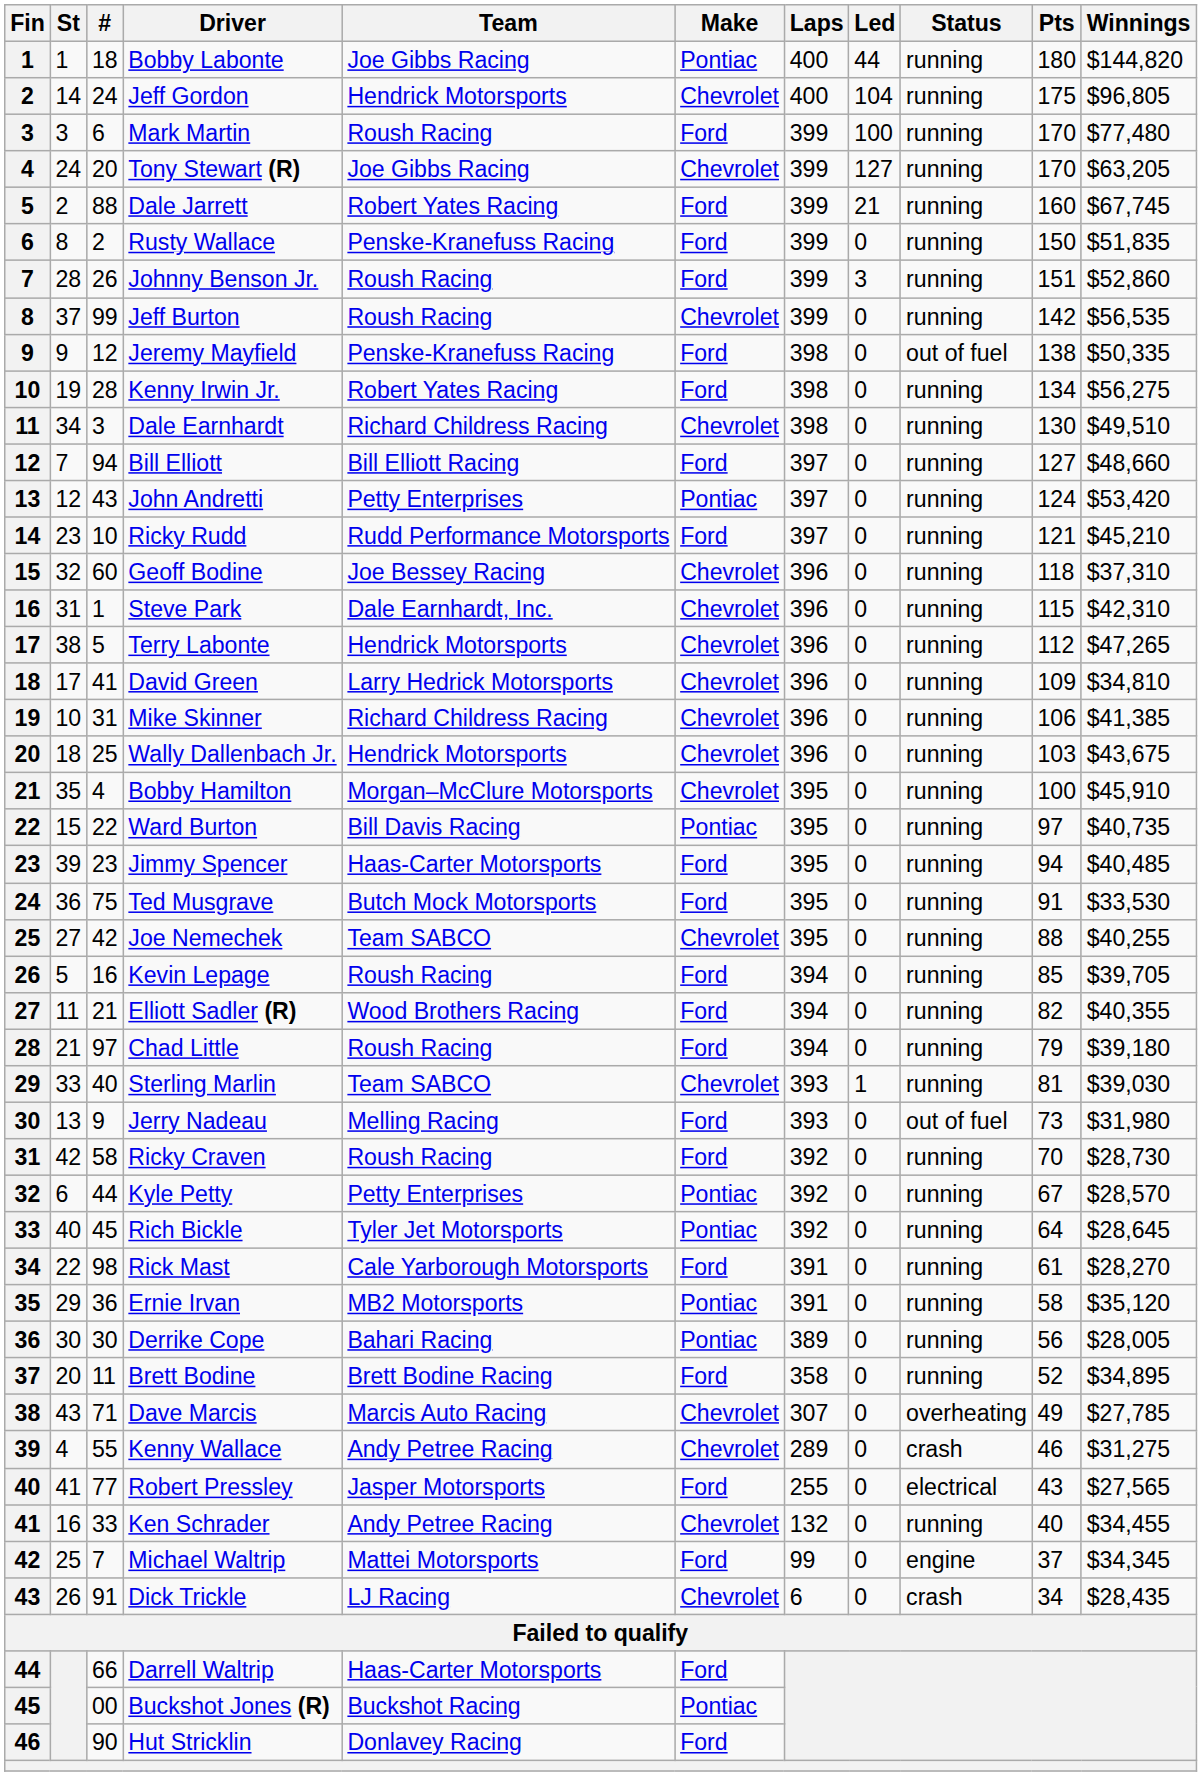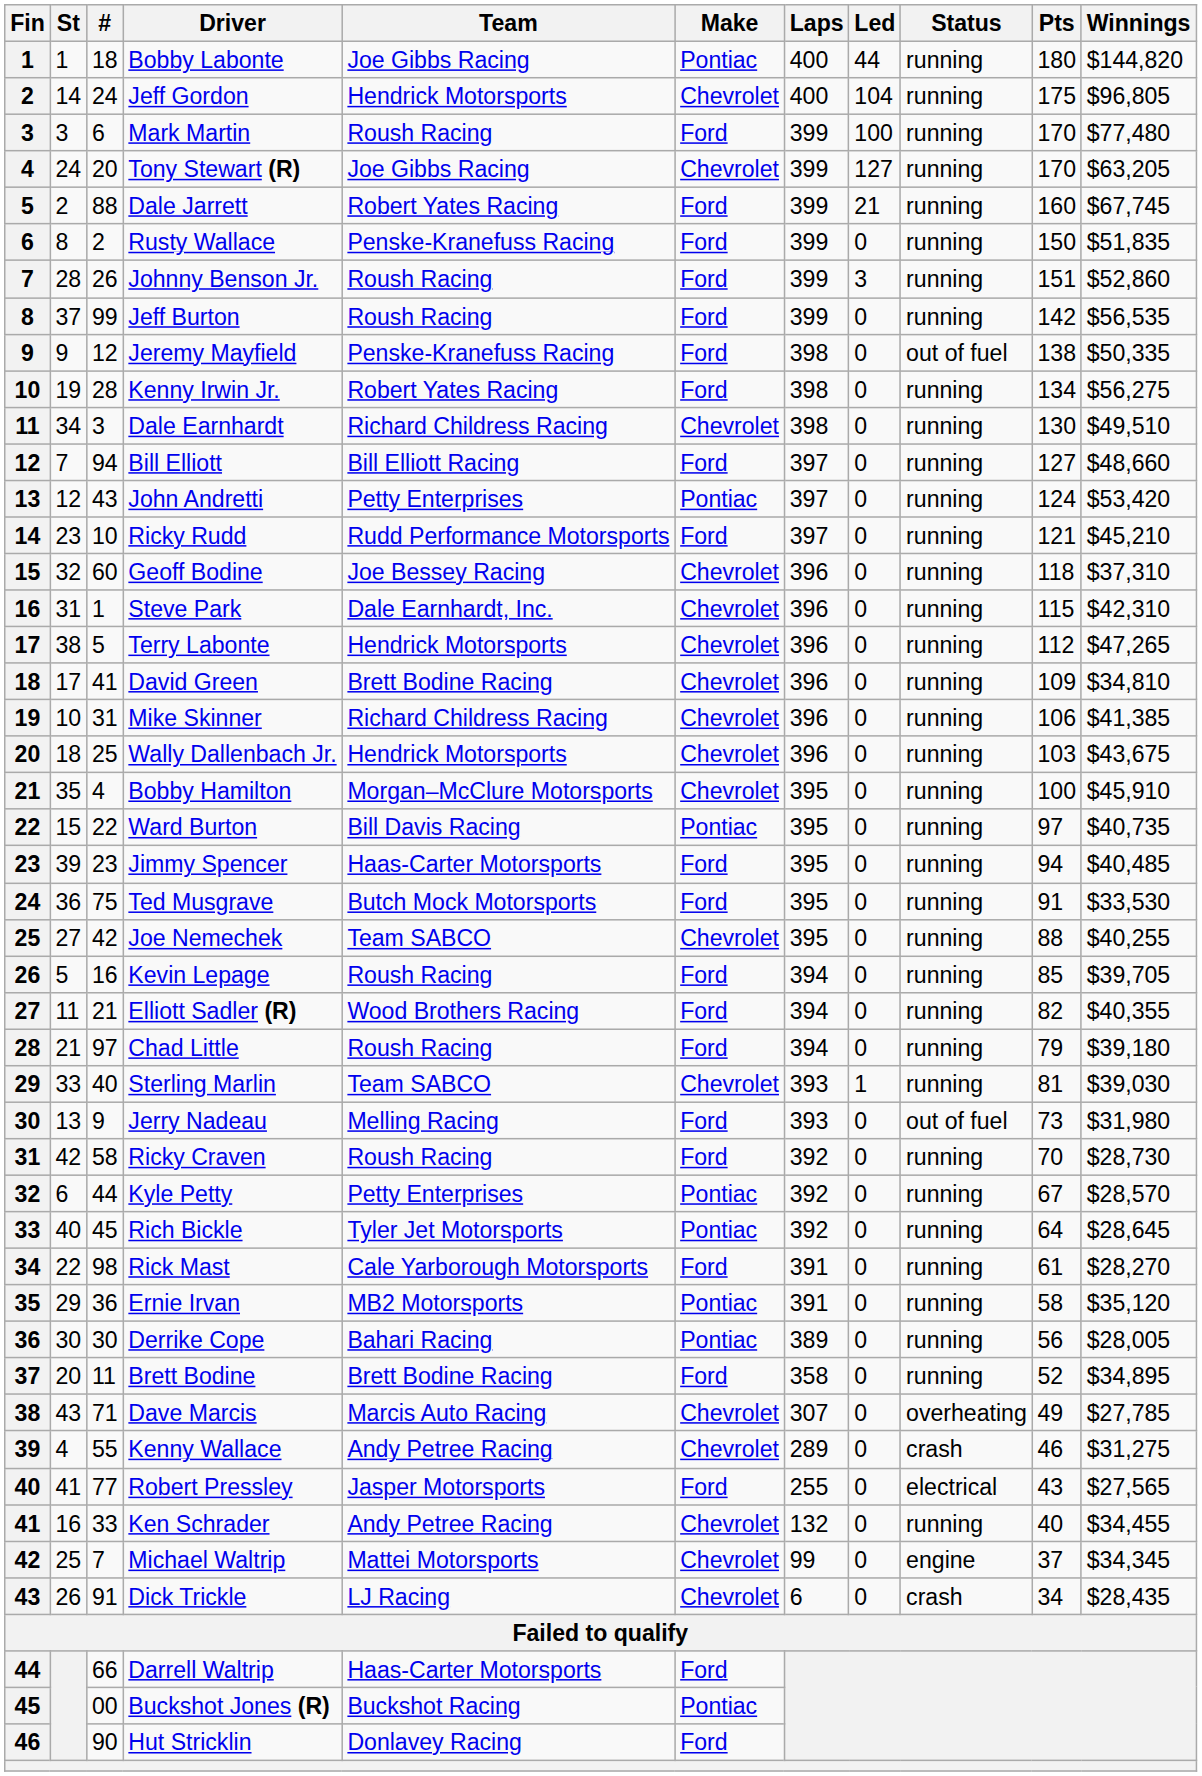(730, 316) Chevrolet -> (704, 316) Ford
(480, 682) Larry Hedrick Motorsports -> (450, 682) Brett Bodine Racing
(704, 1559) Ford -> (730, 1559) Chevrolet
